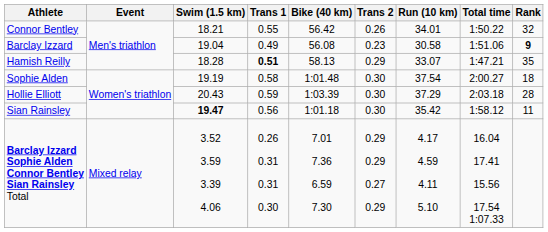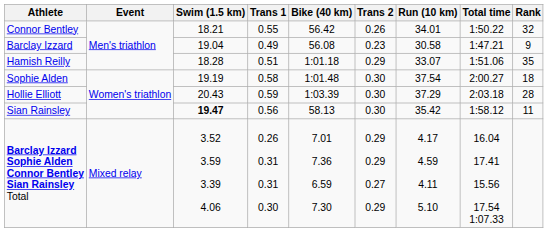(487, 46) 1:51.06 -> (487, 46) 1:47.21
(528, 46) bold -> (528, 46) normal
(268, 62) bold -> (268, 62) normal
(322, 62) 58.13 -> (322, 62) 1:01.18
(487, 62) 1:47.21 -> (487, 62) 1:51.06
(322, 111) 1:01.18 -> (322, 111) 58.13
